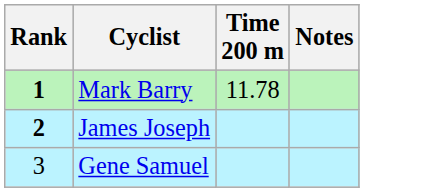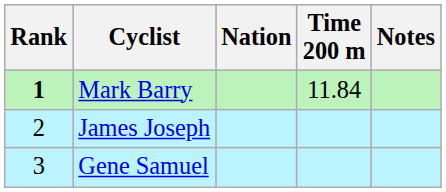+ column: (256, 37)
(253, 89) 11.78 -> (334, 89) 11.84
(39, 128) bold -> (39, 128) normal
